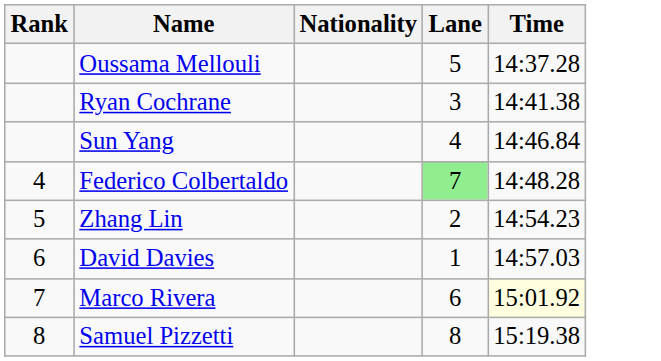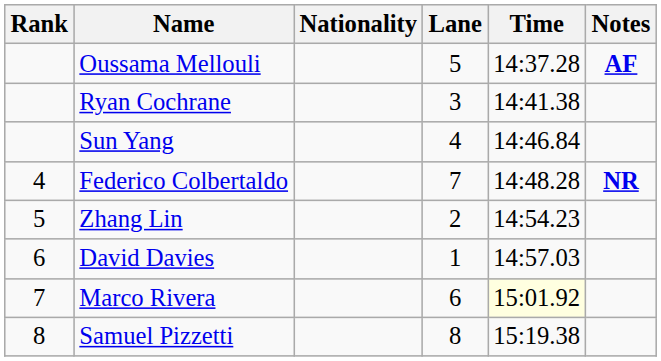+ column: (621, 24)
(455, 180) lightgreen background -> (455, 180) no background
